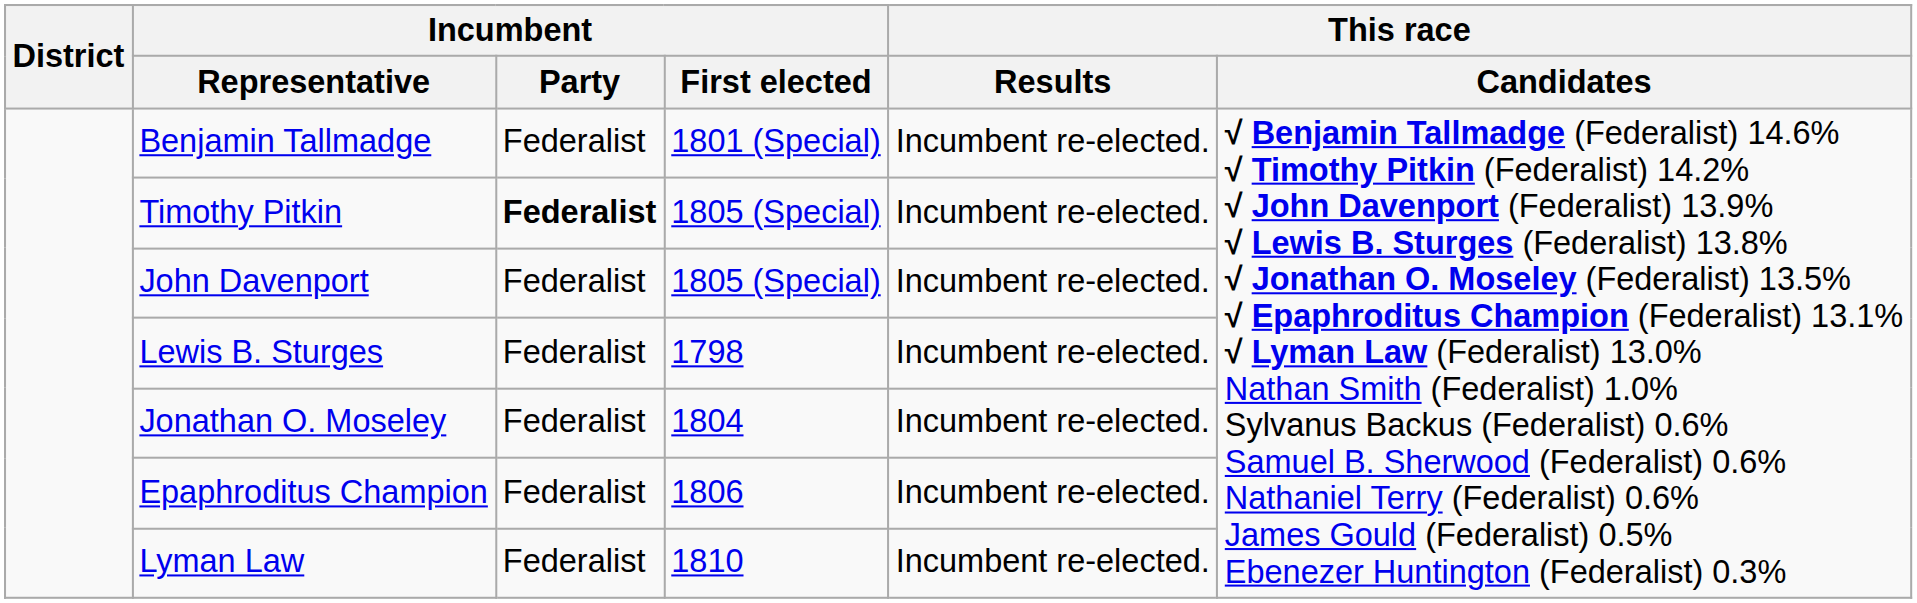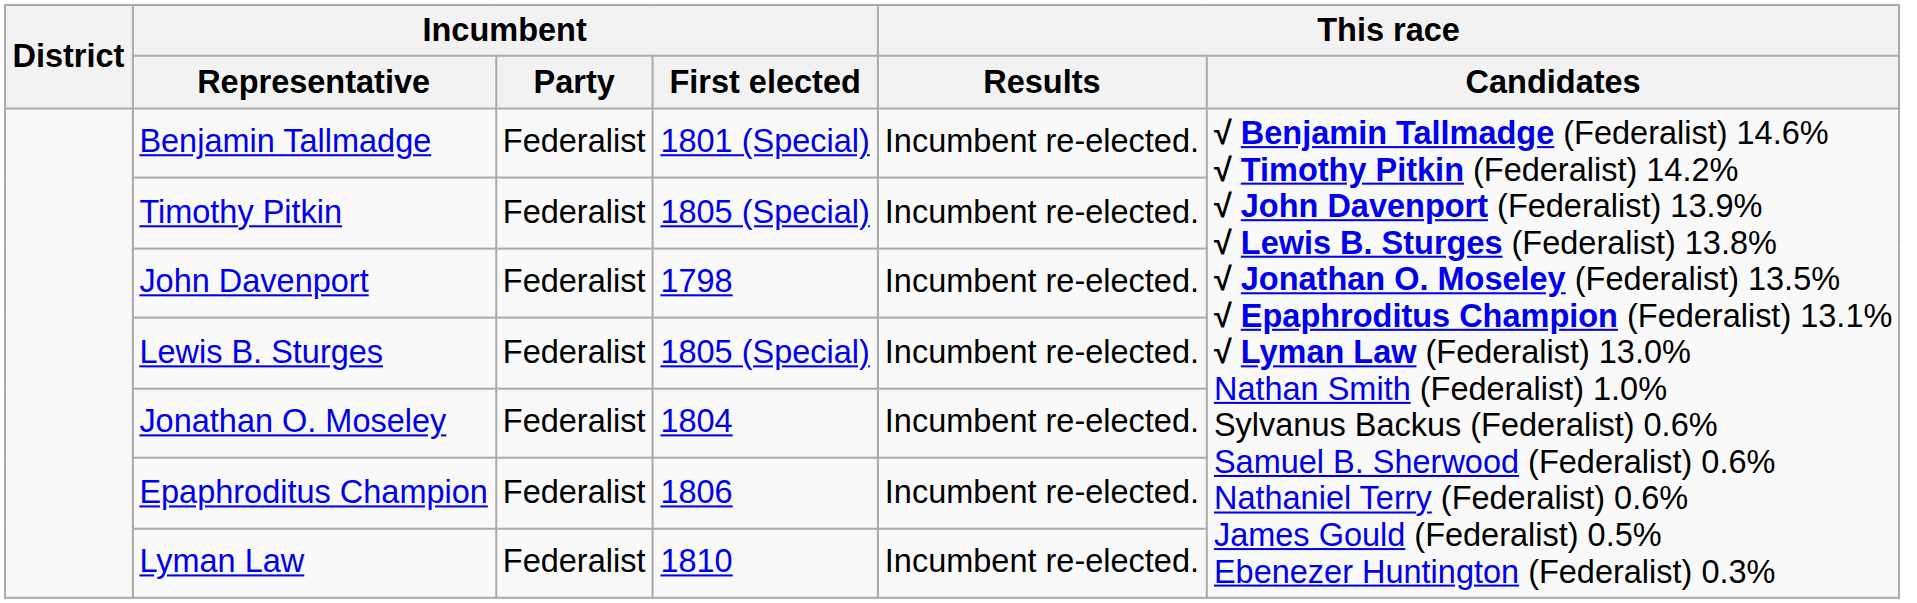(580, 212) bold -> (574, 212) normal
(776, 282) 1805 (Special) -> (697, 282) 1798
(707, 352) 1798 -> (765, 352) 1805 (Special)
